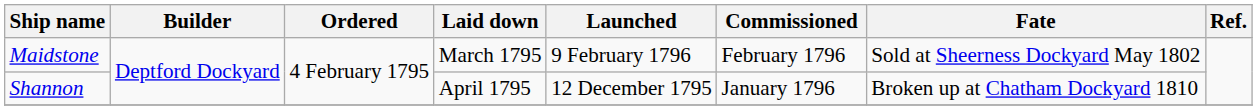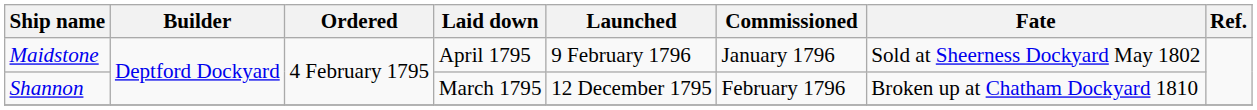(490, 54) March 1795 -> (485, 54) April 1795
(783, 54) February 1796 -> (778, 54) January 1796
(485, 88) April 1795 -> (490, 88) March 1795
(778, 88) January 1796 -> (783, 88) February 1796
